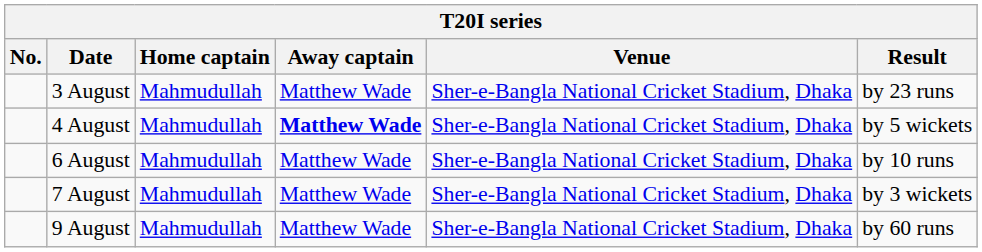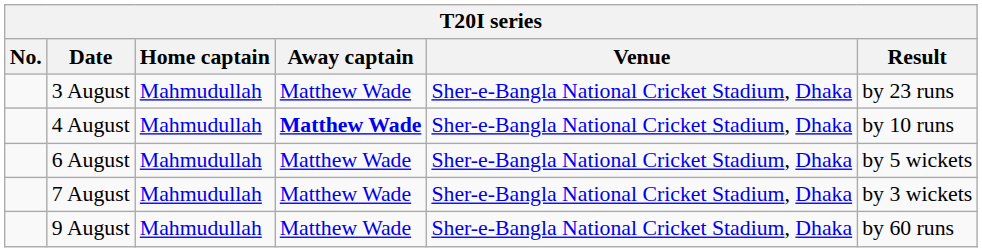(917, 125) by 5 wickets -> (908, 125) by 10 runs
(908, 159) by 10 runs -> (917, 159) by 5 wickets
